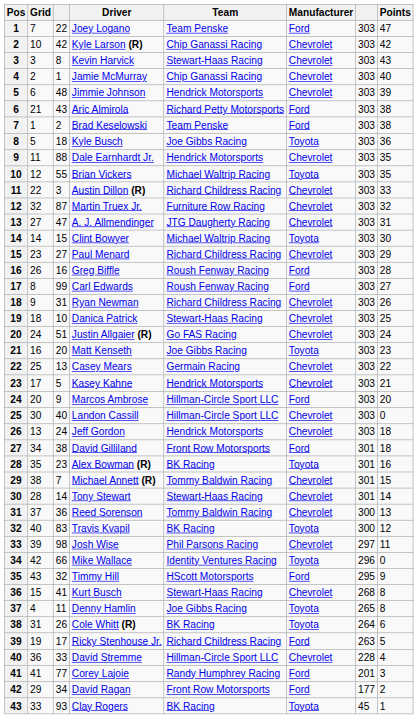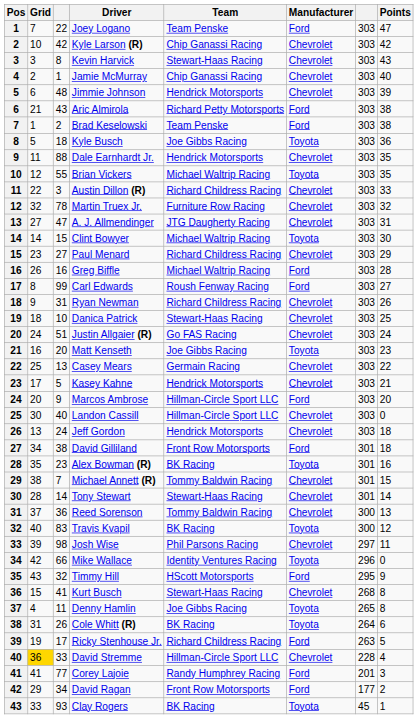(61, 206) 87 -> (61, 206) 78
(218, 271) Roush Fenway Racing -> (218, 271) Michael Waltrip Racing
(36, 657) no background -> (36, 657) gold background
